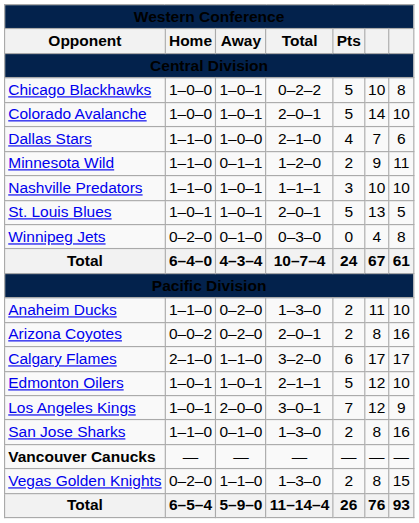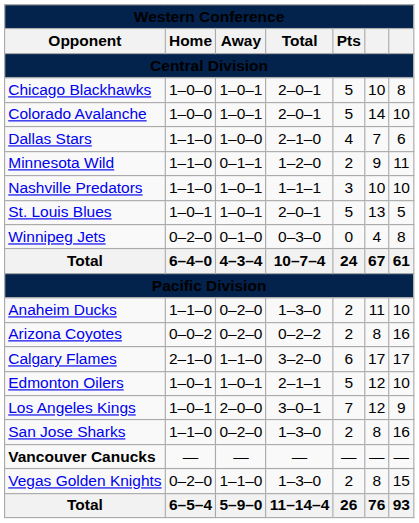(300, 90) 0–2–2 -> (300, 90) 2–0–1
(300, 334) 2–0–1 -> (300, 334) 0–2–2
(241, 432) 0–1–0 -> (241, 432) 0–2–0
